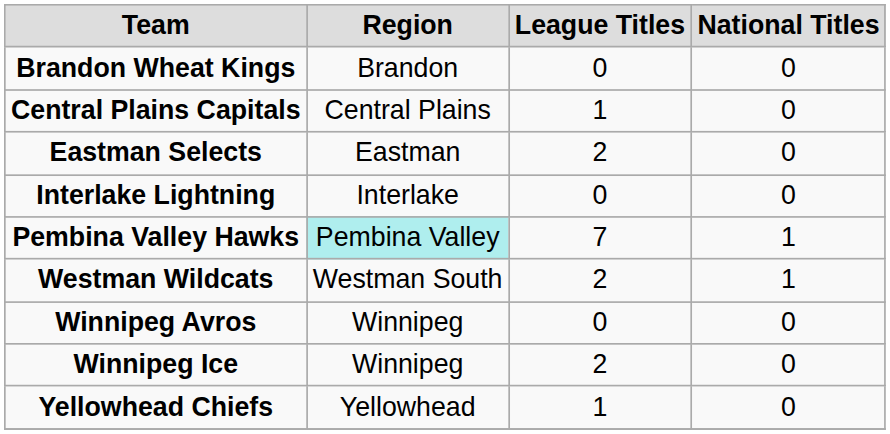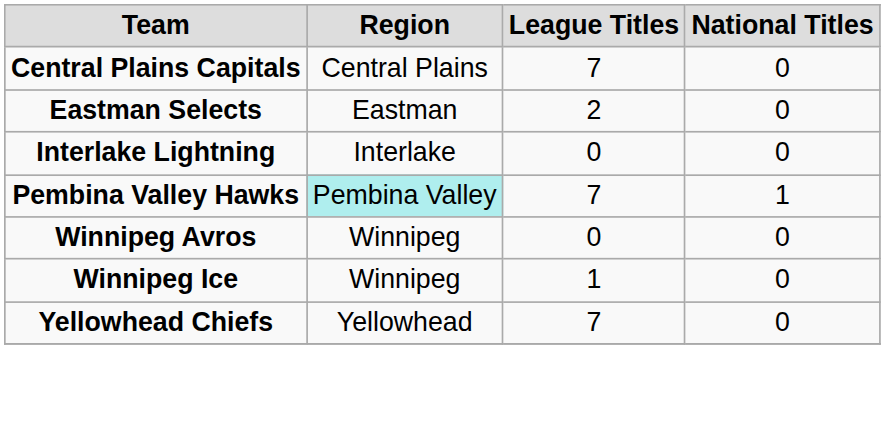- row: (156, 68)
(600, 110) 1 -> (594, 68) 7
- row: (156, 279)
(600, 364) 2 -> (594, 279) 1
(600, 407) 1 -> (594, 322) 7
